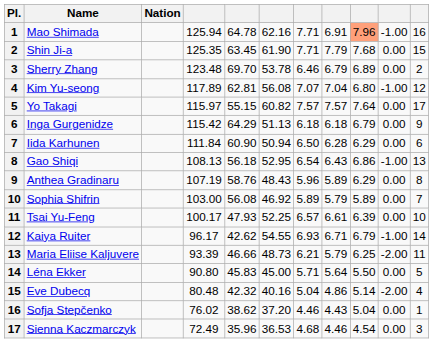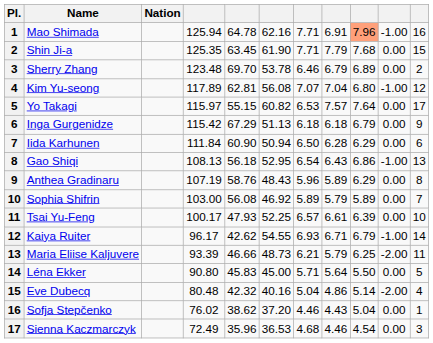(308, 106) 7.57 -> (308, 106) 6.53
(242, 124) 64.29 -> (242, 124) 67.29
